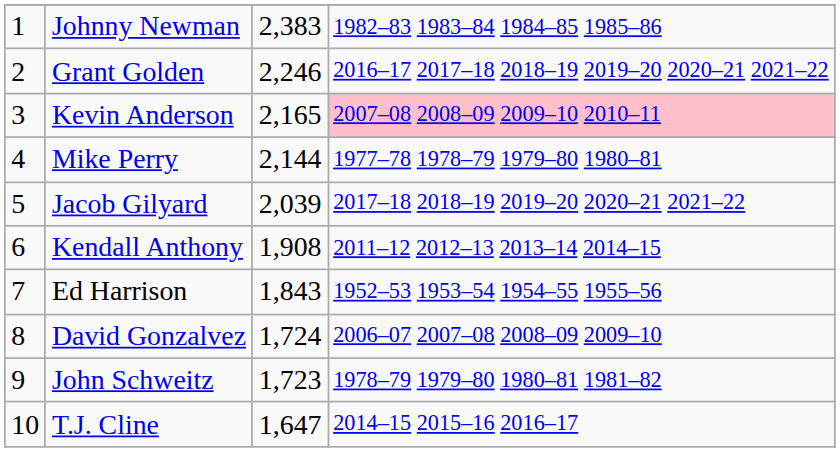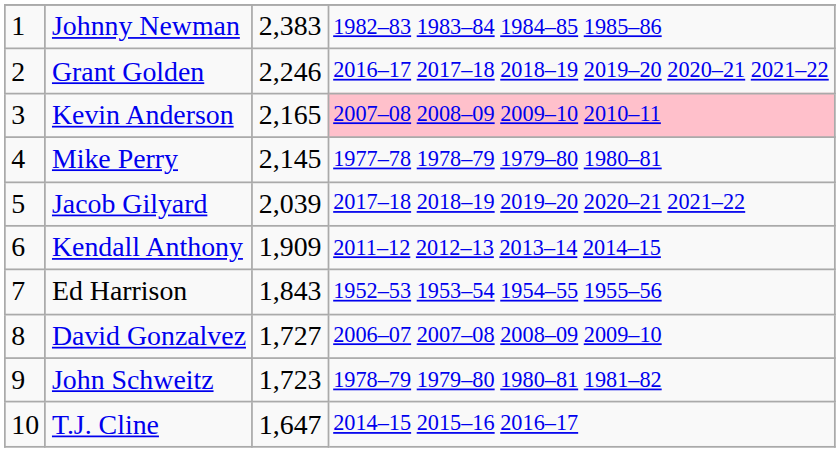(290, 159) 2,144 -> (290, 159) 2,145
(290, 247) 1,908 -> (290, 247) 1,909
(290, 335) 1,724 -> (290, 335) 1,727
